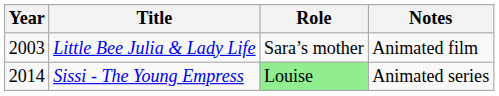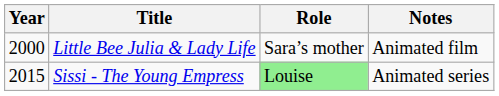(27, 47) 2003 -> (27, 47) 2000
(27, 76) 2014 -> (27, 76) 2015
